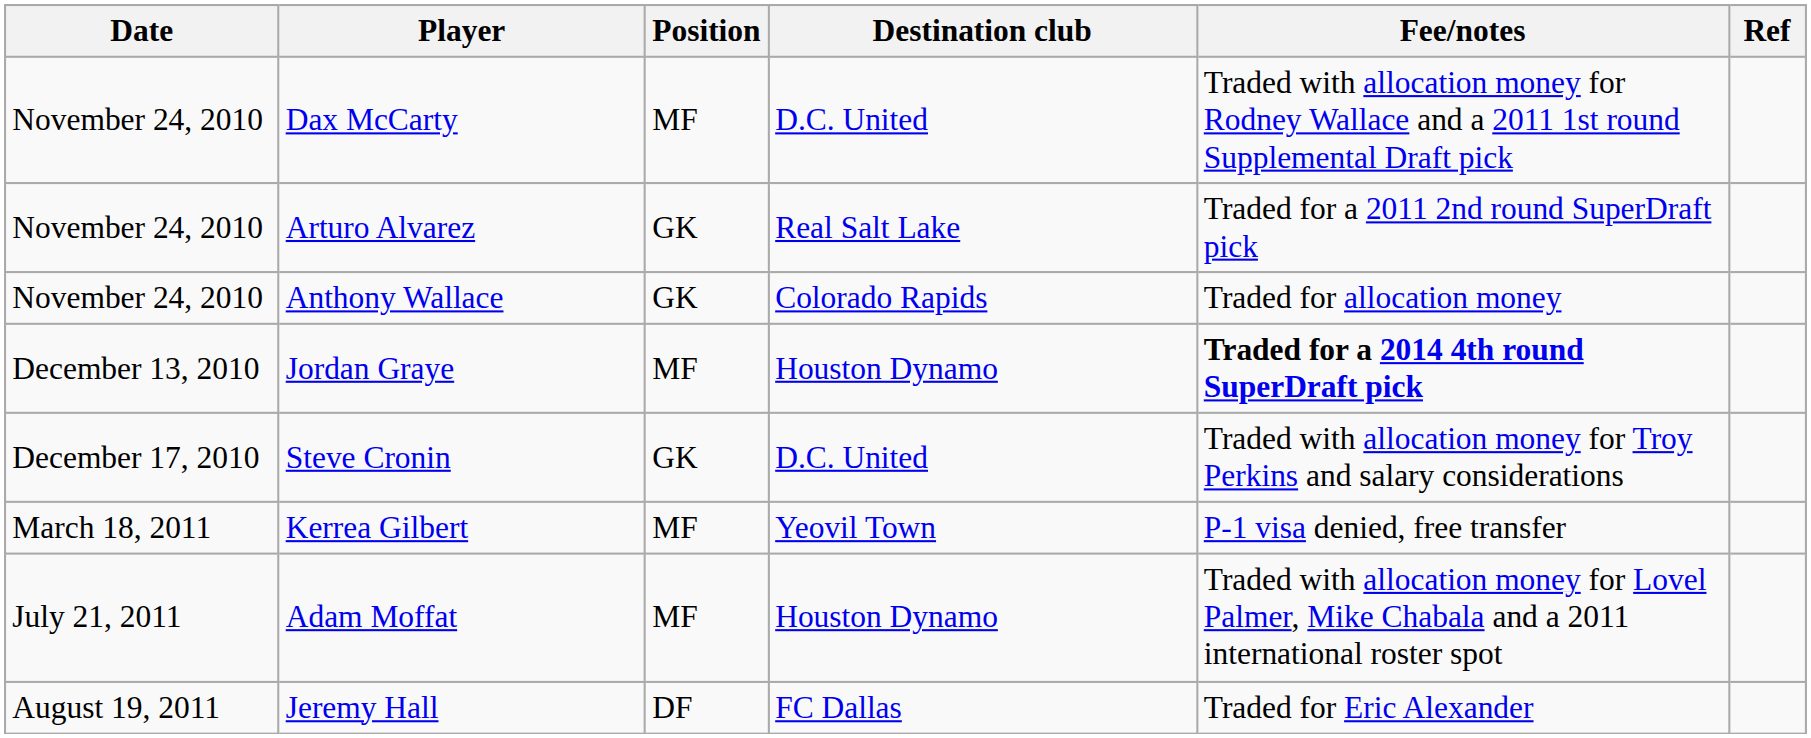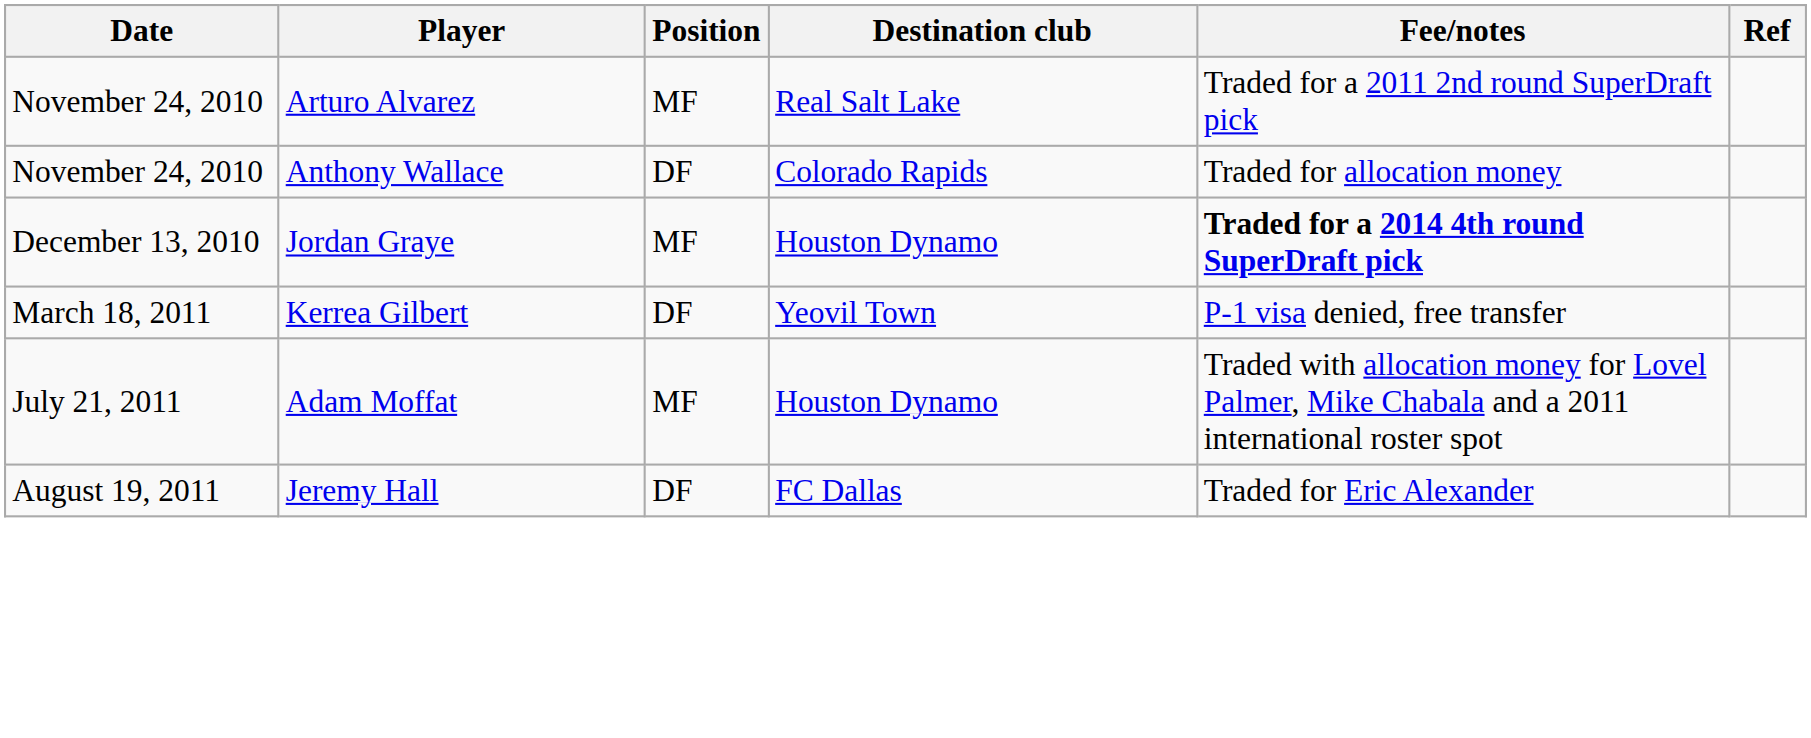- row: (372, 119)
(675, 227) GK -> (675, 101) MF
(675, 298) GK -> (672, 171) DF
- row: (368, 457)
(675, 528) MF -> (672, 312) DF
